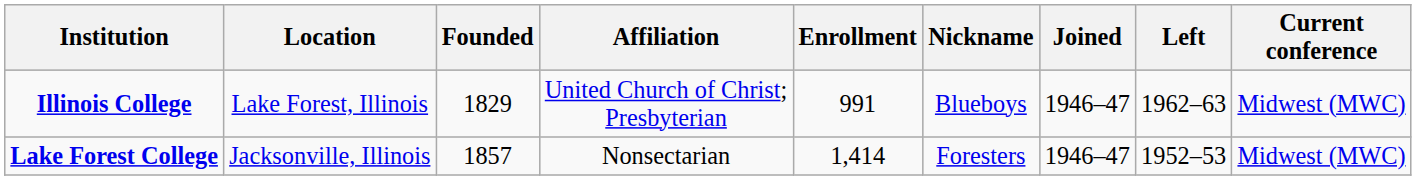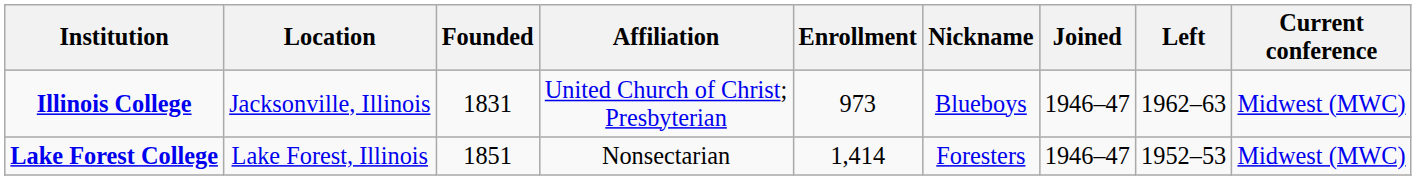(330, 103) Lake Forest, Illinois -> (330, 103) Jacksonville, Illinois
(488, 103) 1829 -> (488, 103) 1831
(858, 103) 991 -> (858, 103) 973
(330, 155) Jacksonville, Illinois -> (330, 155) Lake Forest, Illinois
(488, 155) 1857 -> (488, 155) 1851
